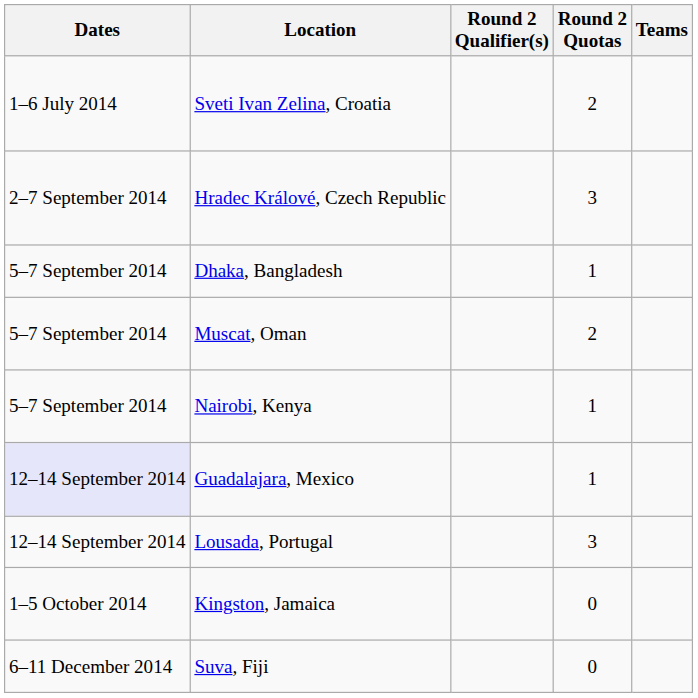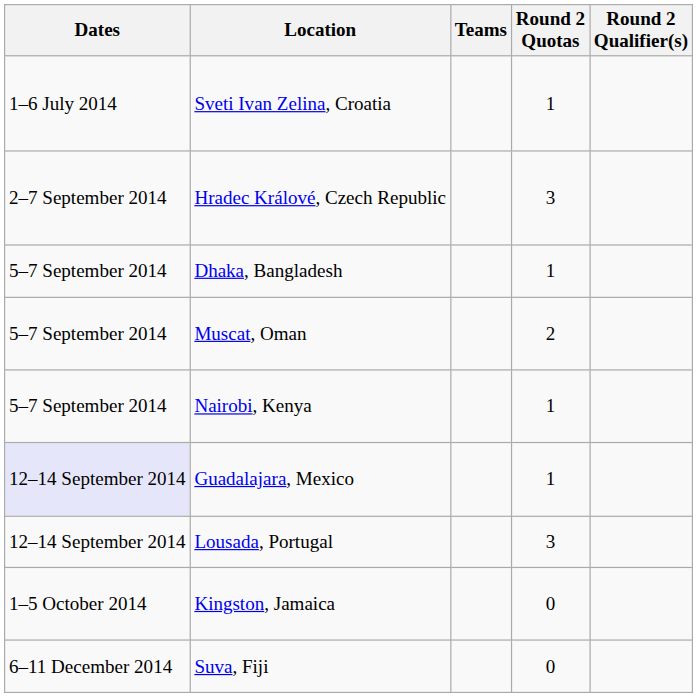columns swapped: (662, 30) <-> (502, 30)
(592, 103) 2 -> (550, 103) 1
